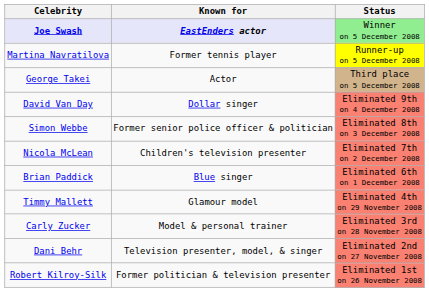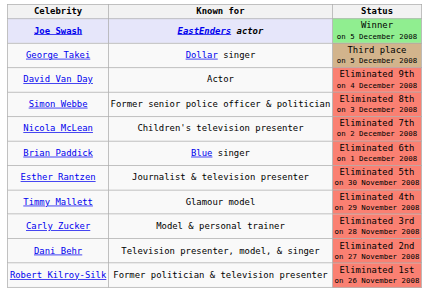- row: (58, 55)
(223, 80) Actor -> (220, 55) Dollar singer
(223, 104) Dollar singer -> (220, 80) Actor
+ row: (58, 178)
